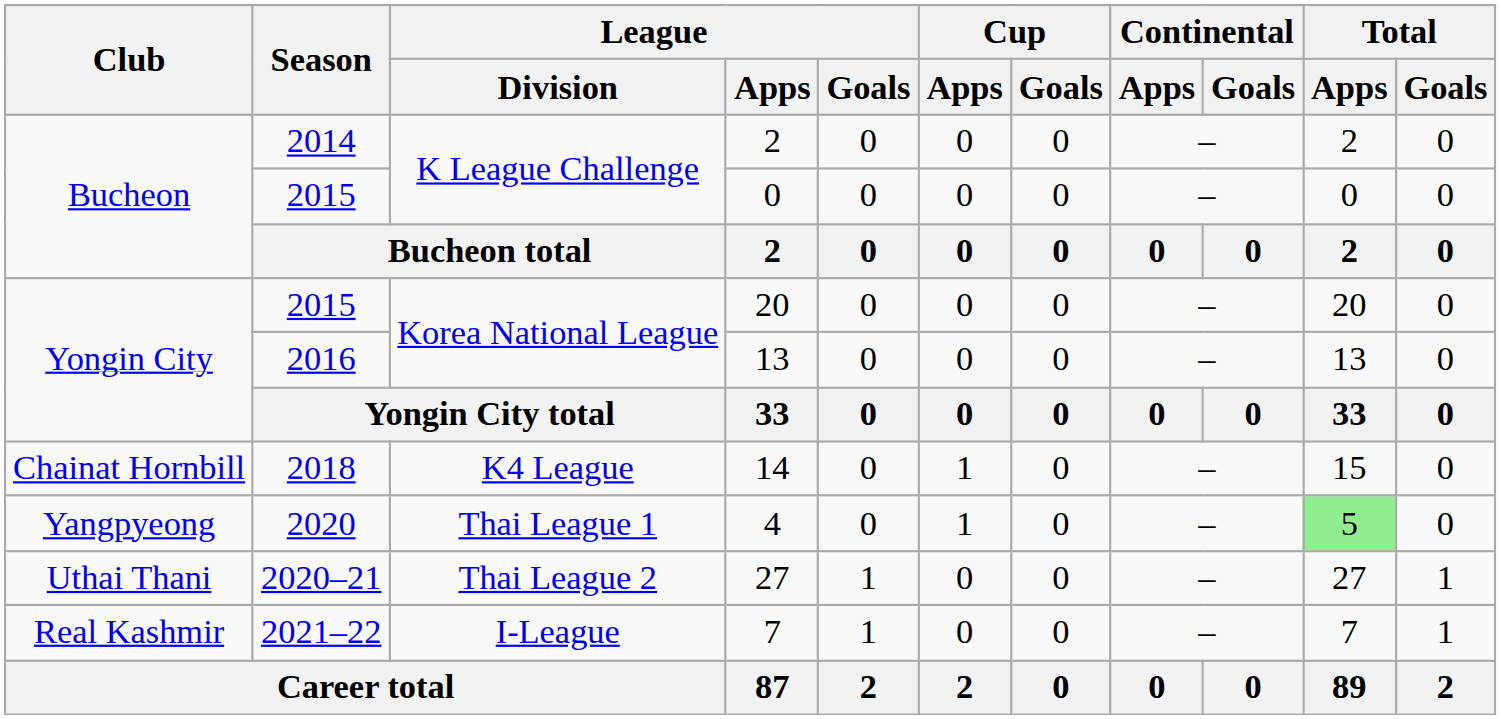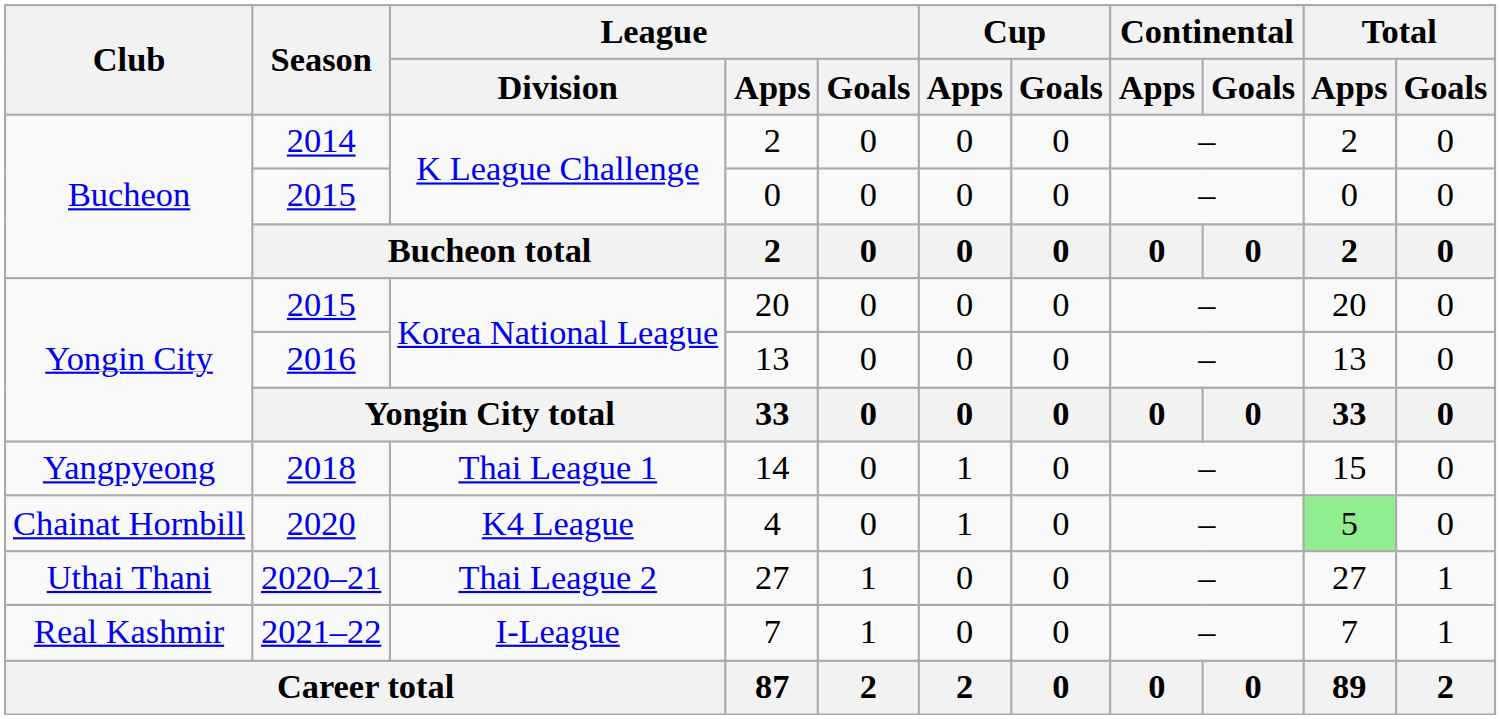(129, 468) Chainat Hornbill -> (129, 468) Yangpyeong
(558, 468) K4 League -> (558, 468) Thai League 1
(129, 522) Yangpyeong -> (129, 522) Chainat Hornbill
(558, 522) Thai League 1 -> (558, 522) K4 League
